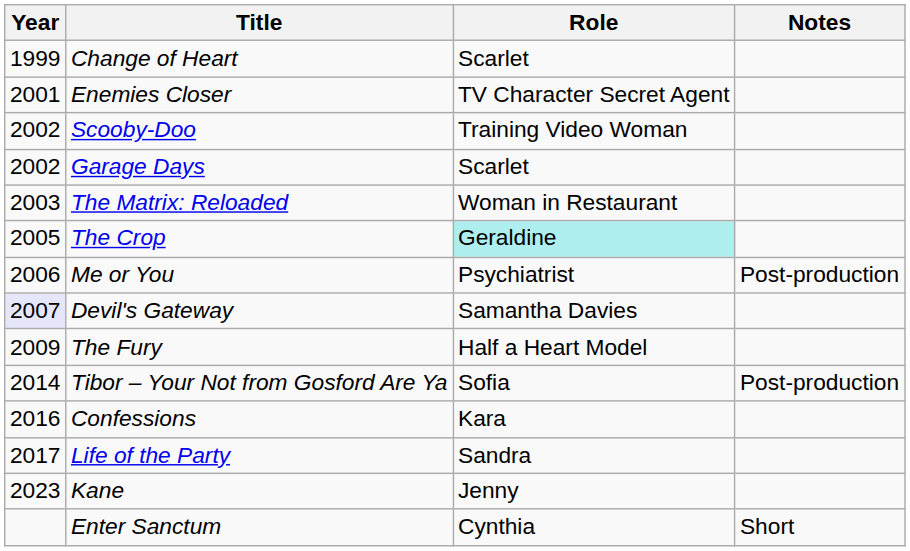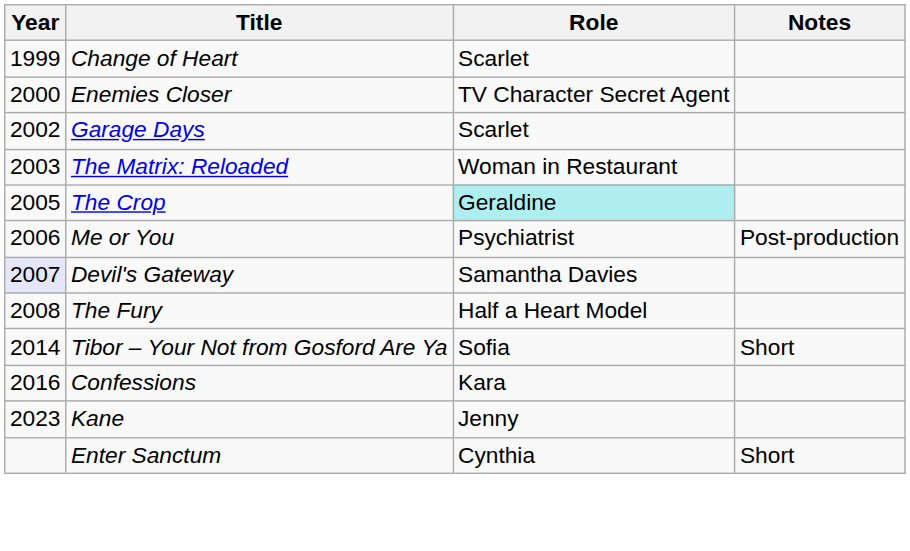(35, 94) 2001 -> (35, 94) 2000
- row: (133, 130)
(35, 346) 2009 -> (35, 310) 2008
(820, 382) Post-production -> (767, 346) Short
- row: (151, 454)
